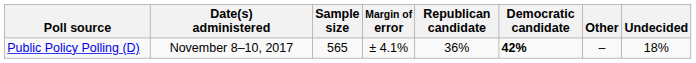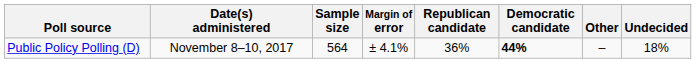(337, 48) 565 -> (337, 48) 564
(514, 48) 42% -> (514, 48) 44%
